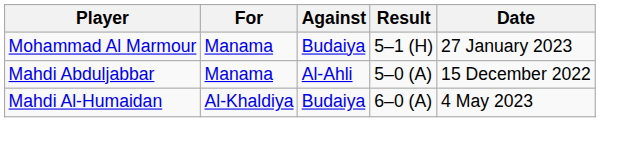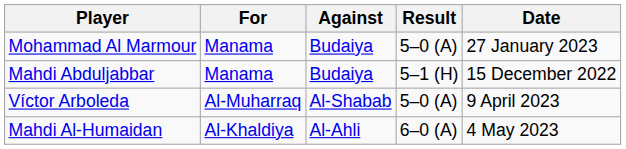(404, 46) 5–1 (H) -> (429, 46) 5–0 (A)
(327, 74) Al-Ahli -> (341, 74) Budaiya
(403, 74) 5–0 (A) -> (429, 74) 5–1 (H)
+ row: (69, 102)
(333, 102) Budaiya -> (335, 130) Al-Ahli
